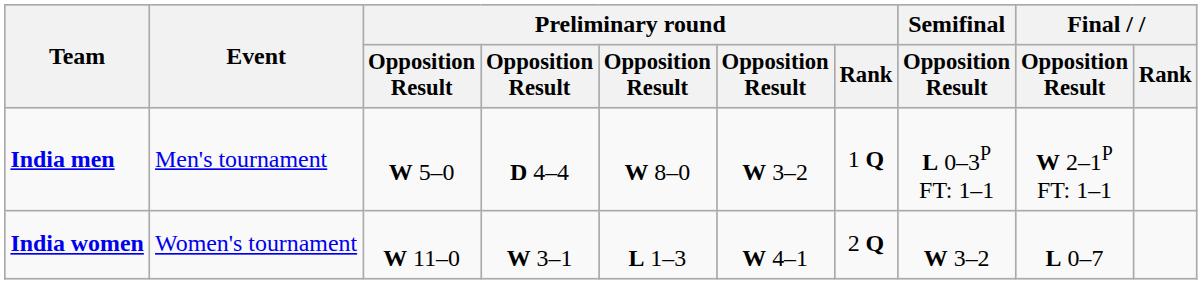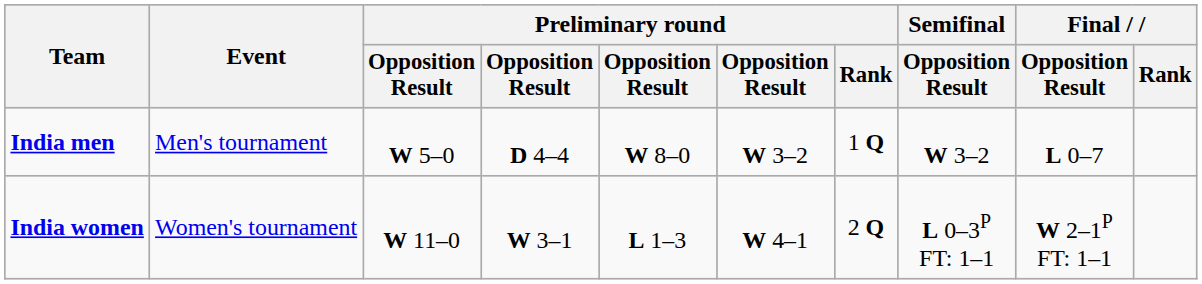(957, 173) L 0–3P FT: 1–1 -> (957, 156) W 3–2
(1075, 173) W 2–1P FT: 1–1 -> (1075, 156) L 0–7
(957, 258) W 3–2 -> (957, 241) L 0–3P FT: 1–1
(1075, 258) L 0–7 -> (1075, 241) W 2–1P FT: 1–1
